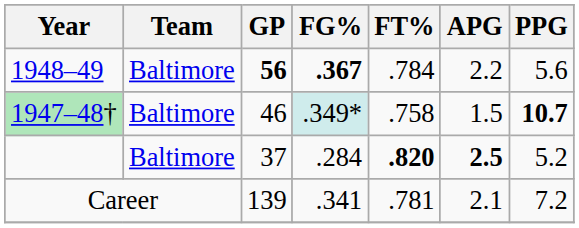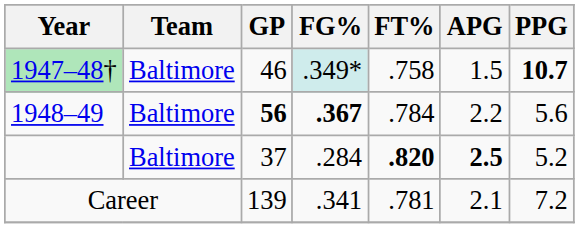rows swapped: (64, 113) <-> (57, 70)
